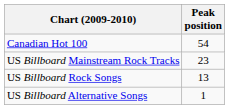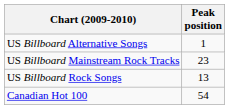rows swapped: (77, 95) <-> (47, 43)
